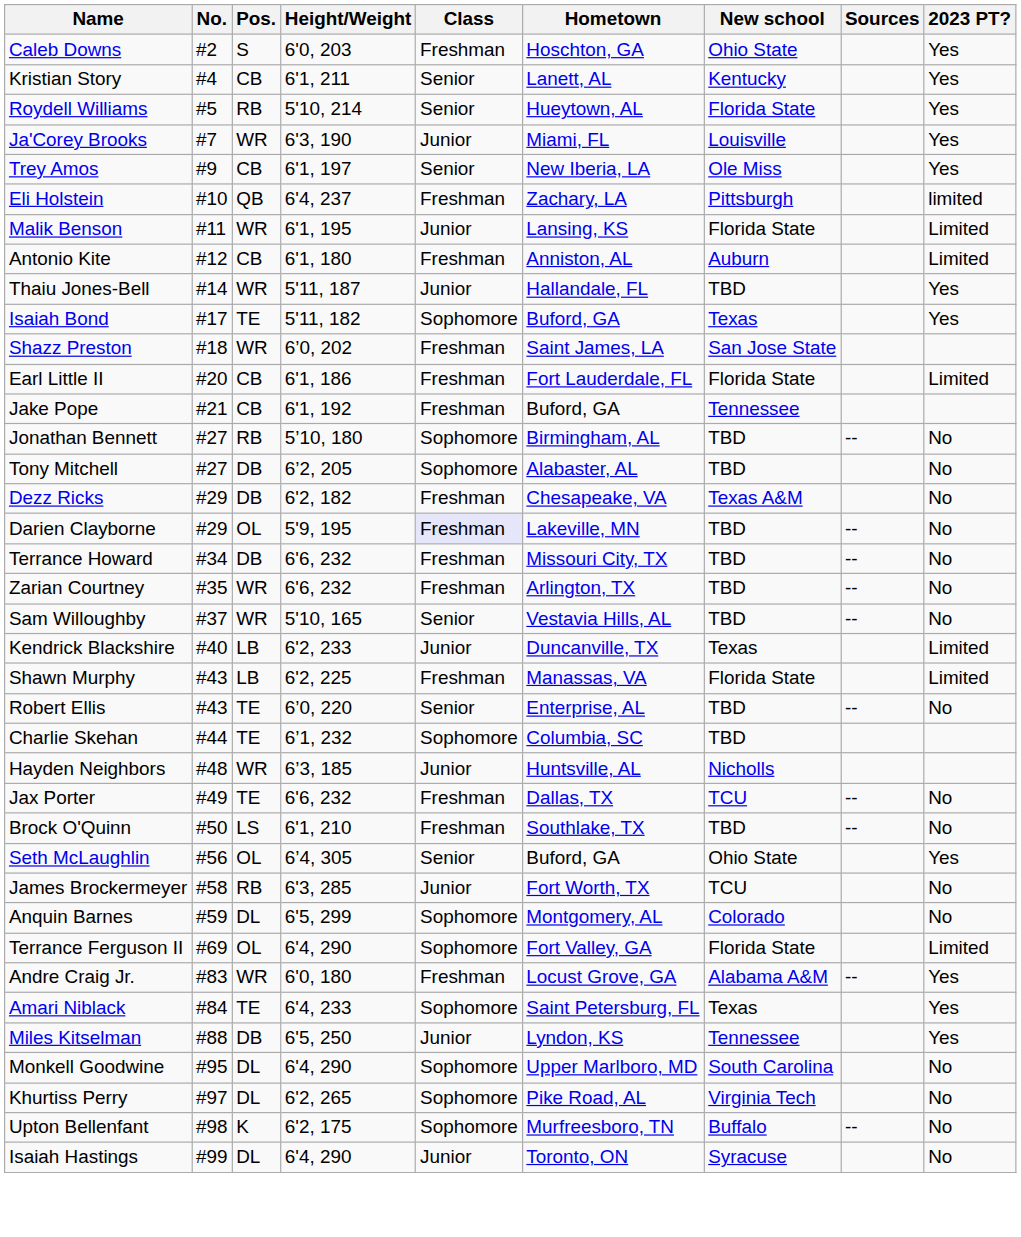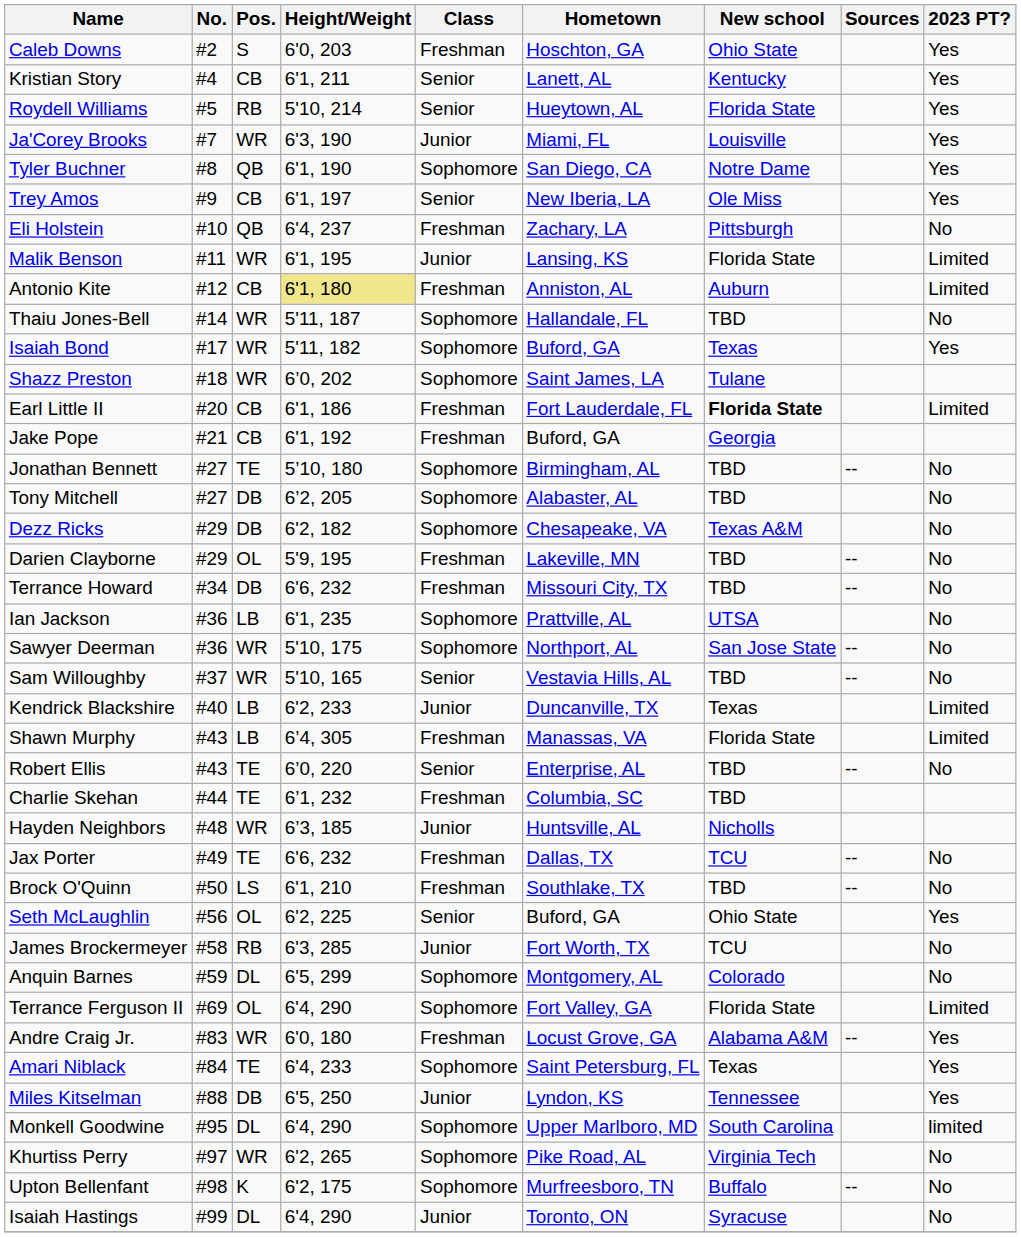+ row: (67, 169)
(955, 199) limited -> (940, 229) No
(318, 259) no background -> (318, 288) khaki background
(446, 288) Junior -> (469, 318) Sophomore
(944, 288) Yes -> (940, 318) No
(248, 318) TE -> (252, 348) WR
(463, 348) Freshman -> (469, 378) Sophomore
(772, 348) San Jose State -> (737, 378) Tulane
(762, 378) normal -> (765, 408) bold
(754, 408) Tennessee -> (742, 438) Georgia
(249, 438) RB -> (248, 468) TE
(463, 498) Freshman -> (469, 528) Sophomore
(463, 528) lavender background -> (463, 558) no background
- row: (77, 588)
+ row: (59, 618)
+ row: (82, 648)
(318, 678) 6'2, 225 -> (318, 738) 6’4, 305
(469, 738) Sophomore -> (463, 797) Freshman
(318, 857) 6’4, 305 -> (318, 917) 6'2, 225
(940, 1067) No -> (955, 1127) limited
(248, 1097) DL -> (252, 1157) WR
